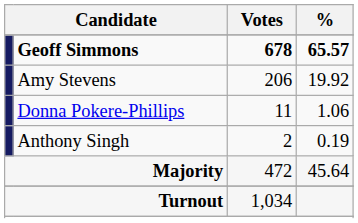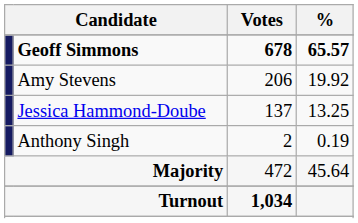+ row: (112, 110)
- row: (101, 110)
(271, 201) normal -> (271, 201) bold
